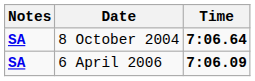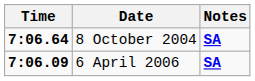columns swapped: (217, 16) <-> (30, 16)
